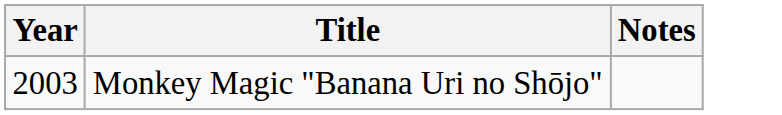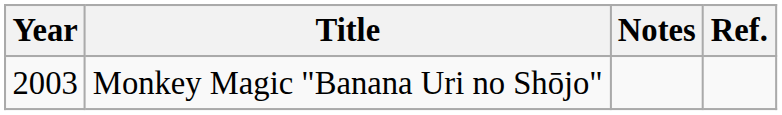+ column: (739, 30)
